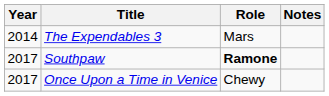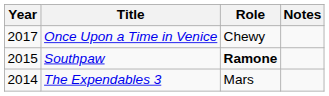rows swapped: (103, 36) <-> (131, 79)
(23, 58) 2017 -> (23, 58) 2015
